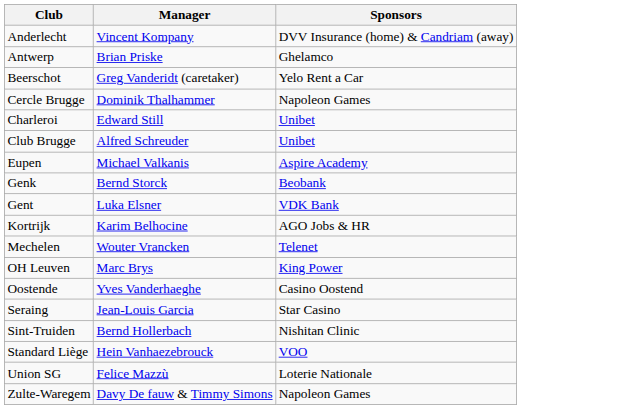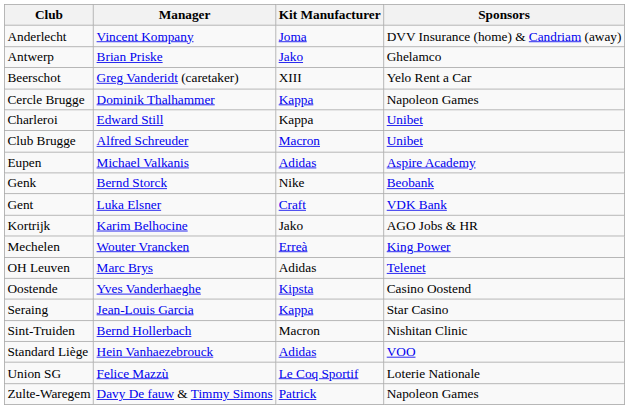+ column: (330, 15)
(298, 246) Telenet -> (419, 246) King Power
(311, 267) King Power -> (406, 267) Telenet
